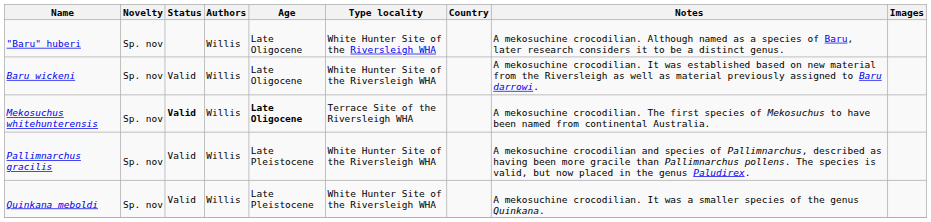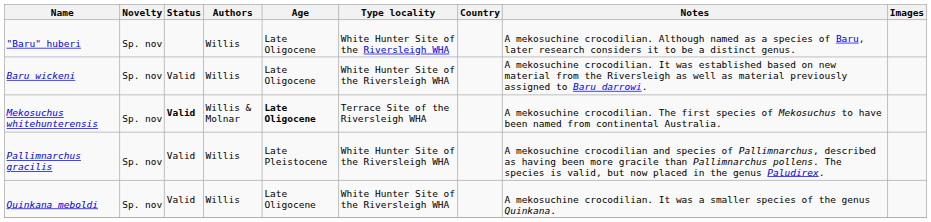(223, 113) Willis -> (228, 113) Willis & Molnar
(282, 199) Late Pleistocene -> (290, 199) Late Oligocene
